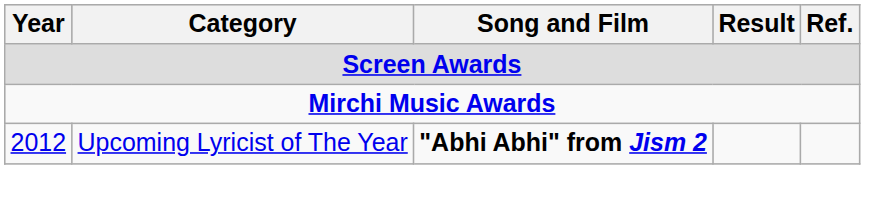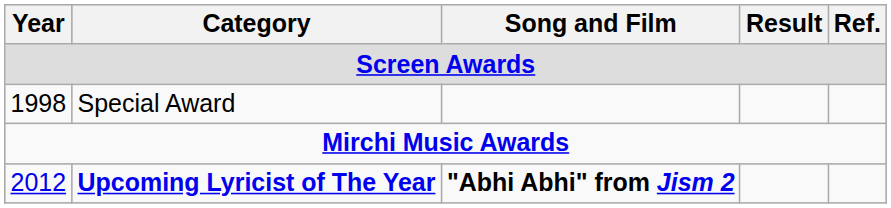+ row: (38, 103)
(243, 143) normal -> (256, 182) bold
